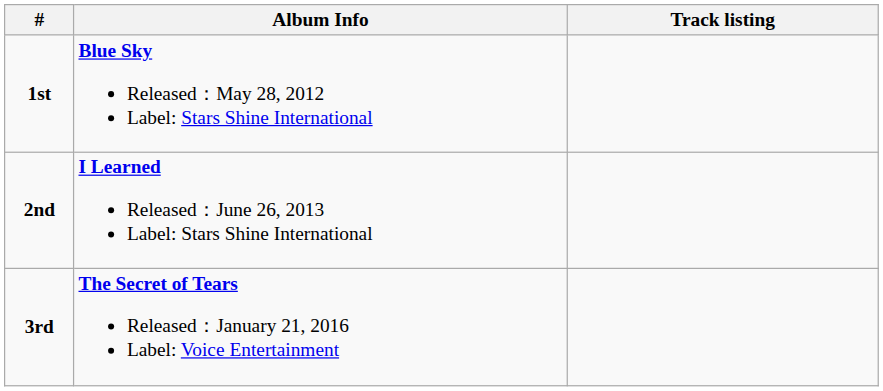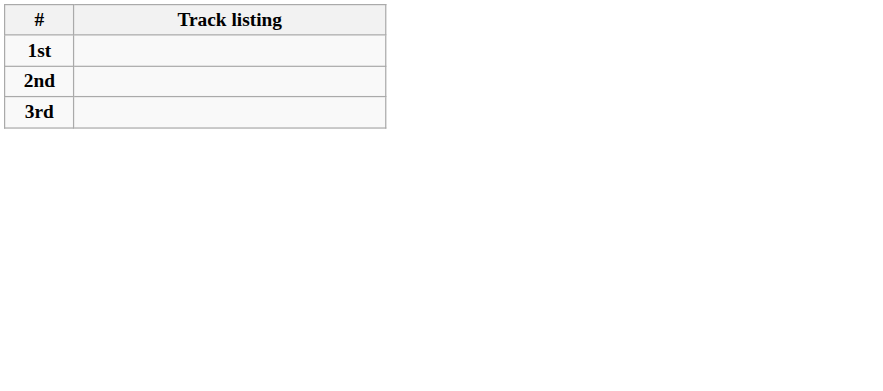- column: (320, 19)
